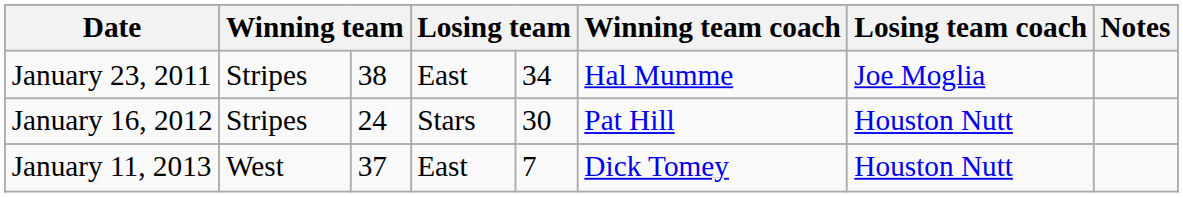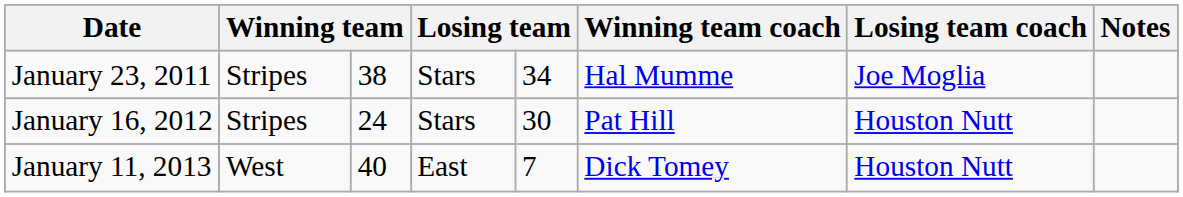(442, 74) East -> (446, 74) Stars
(372, 167) 37 -> (372, 167) 40
